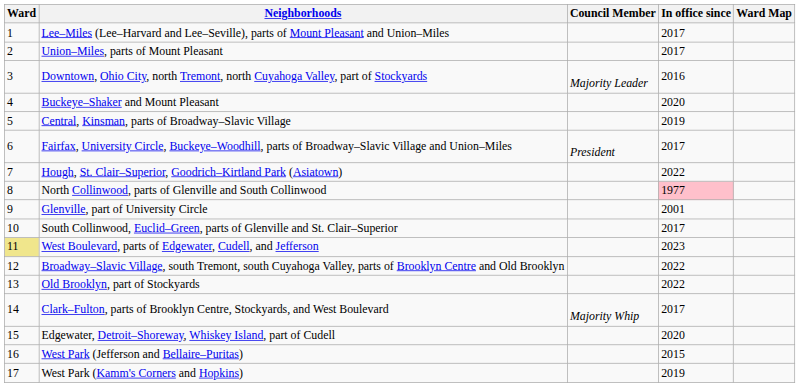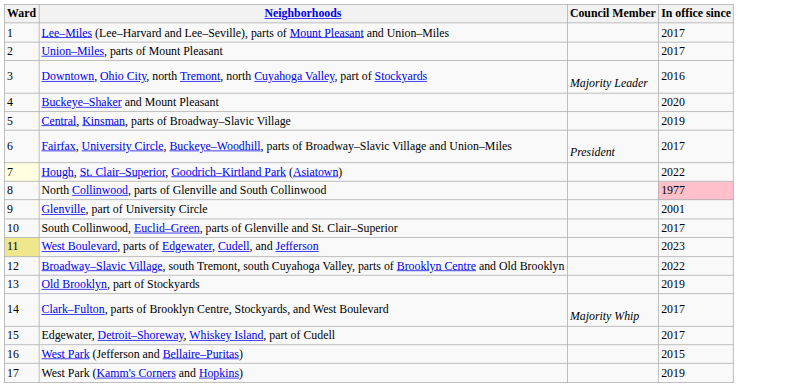- column: (764, 13)
(10, 171) no background -> (10, 171) lightyellow background
(673, 284) 2022 -> (673, 284) 2019
(673, 335) 2020 -> (673, 335) 2017
